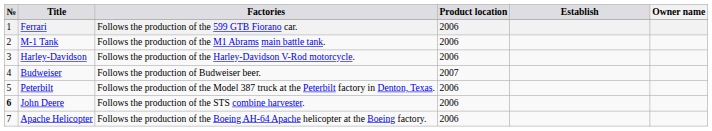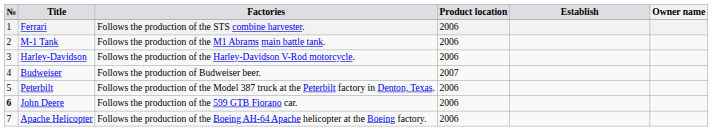(197, 27) Follows the production of the 599 GTB Fiorano car. -> (201, 27) Follows the production of the STS combine harvester.
(201, 103) Follows the production of the STS combine harvester. -> (197, 103) Follows the production of the 599 GTB Fiorano car.
